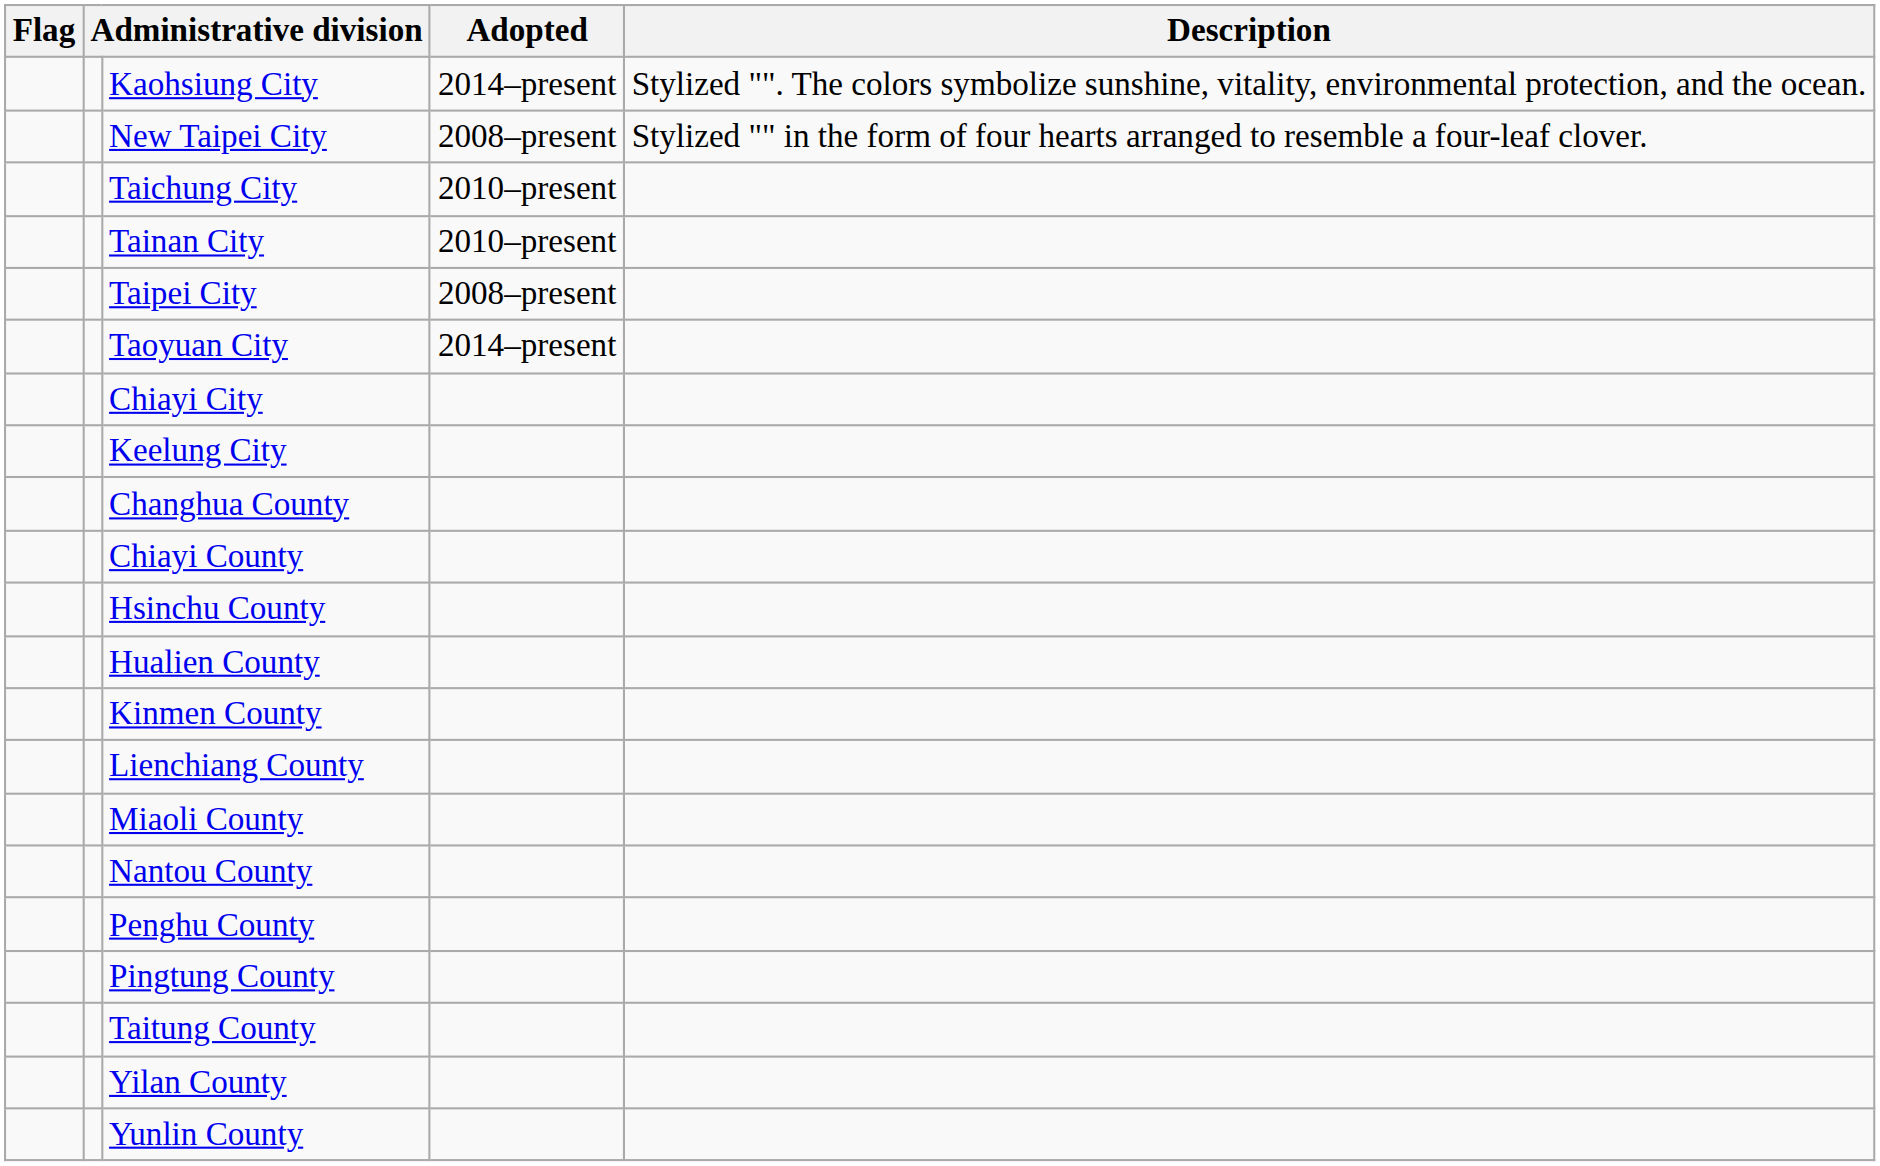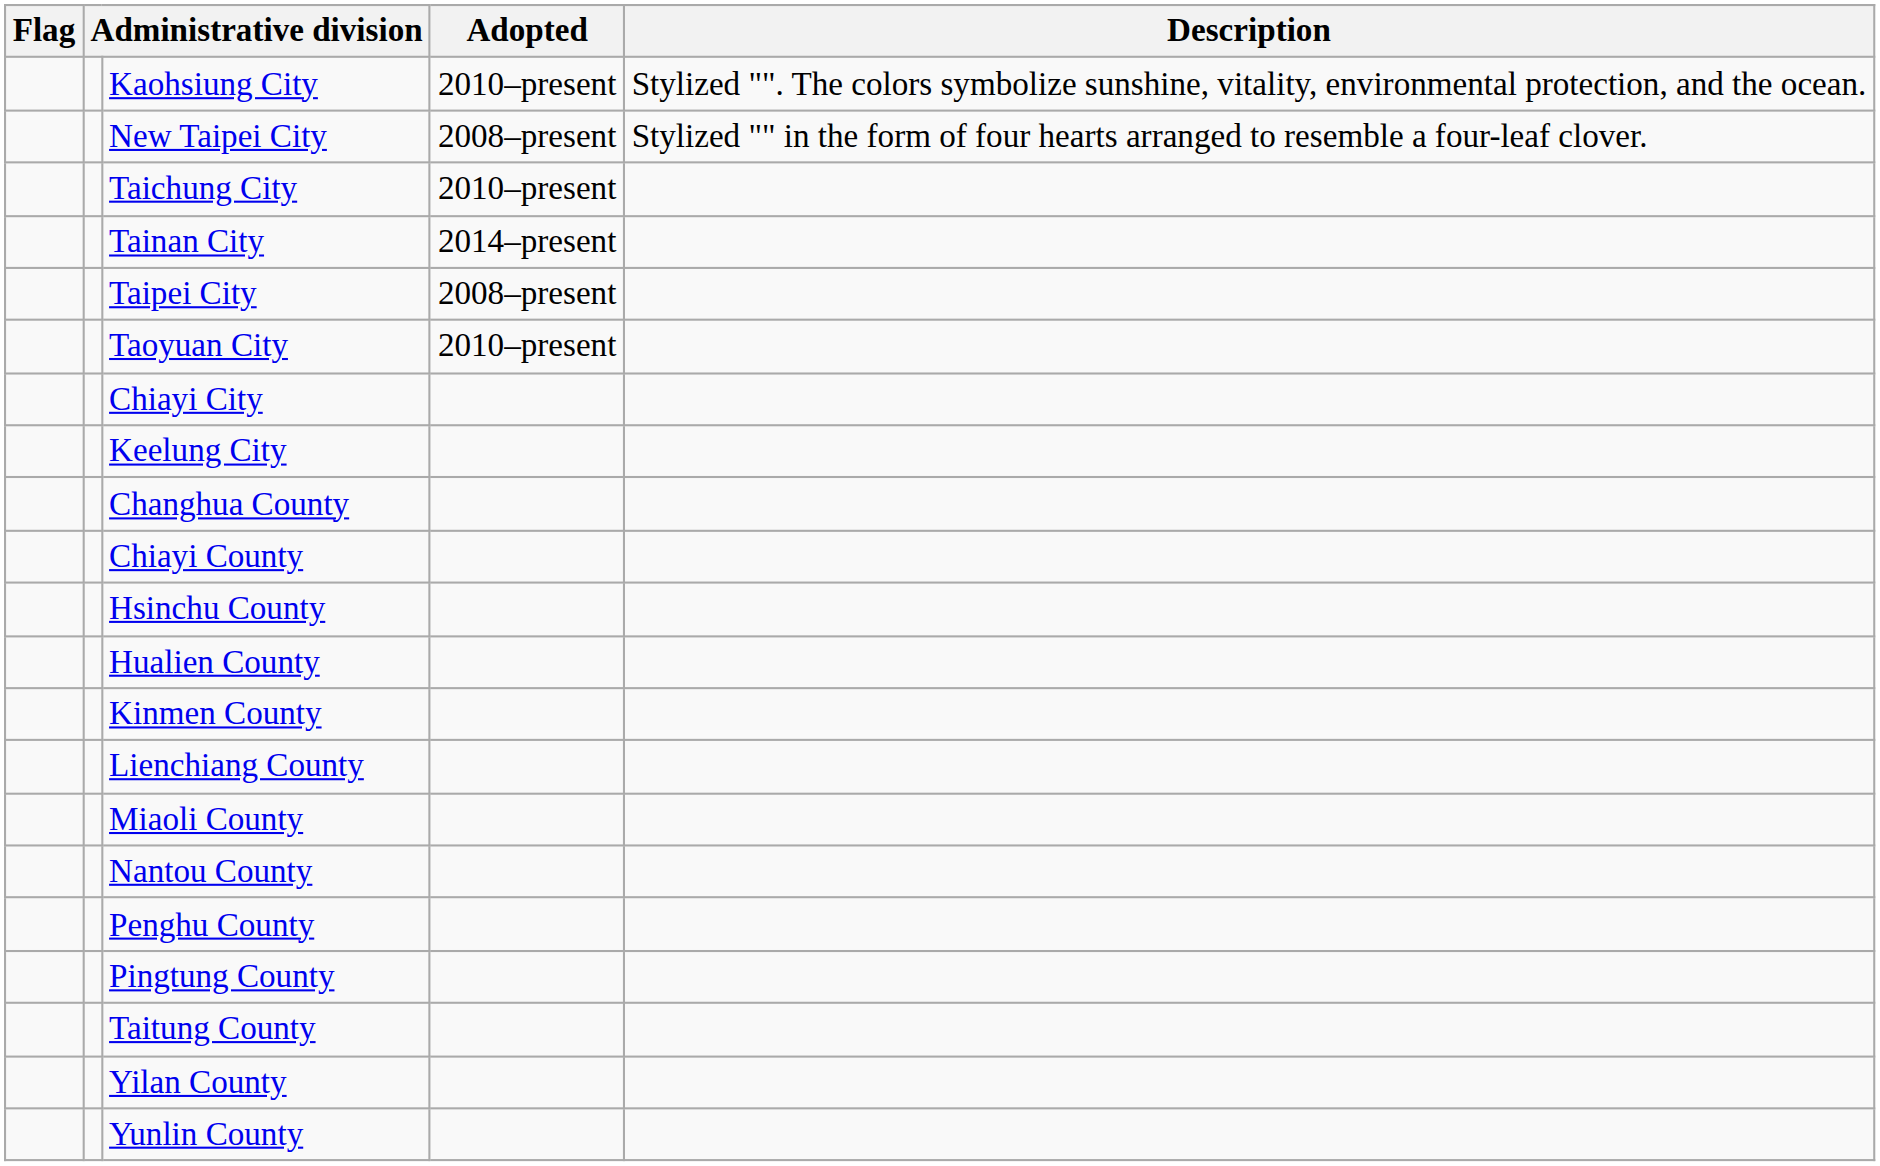(527, 83) 2014–present -> (527, 83) 2010–present
(527, 240) 2010–present -> (527, 240) 2014–present
(527, 345) 2014–present -> (527, 345) 2010–present
